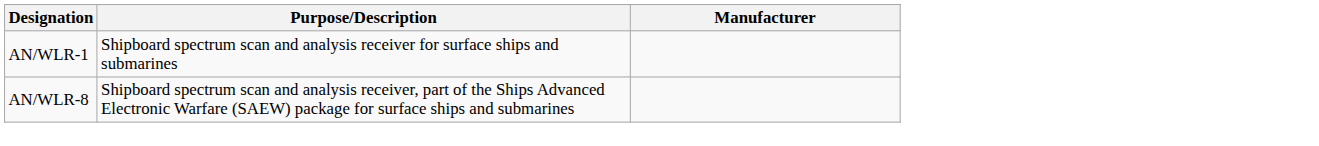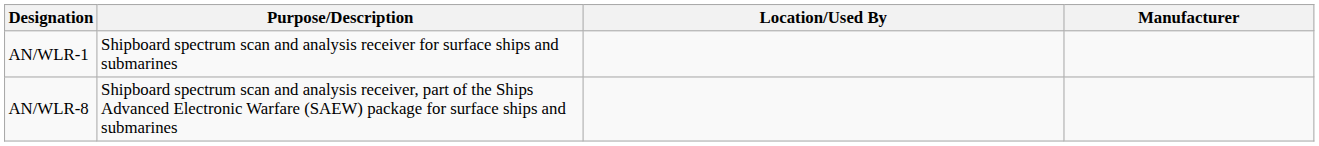+ column: (823, 17)
